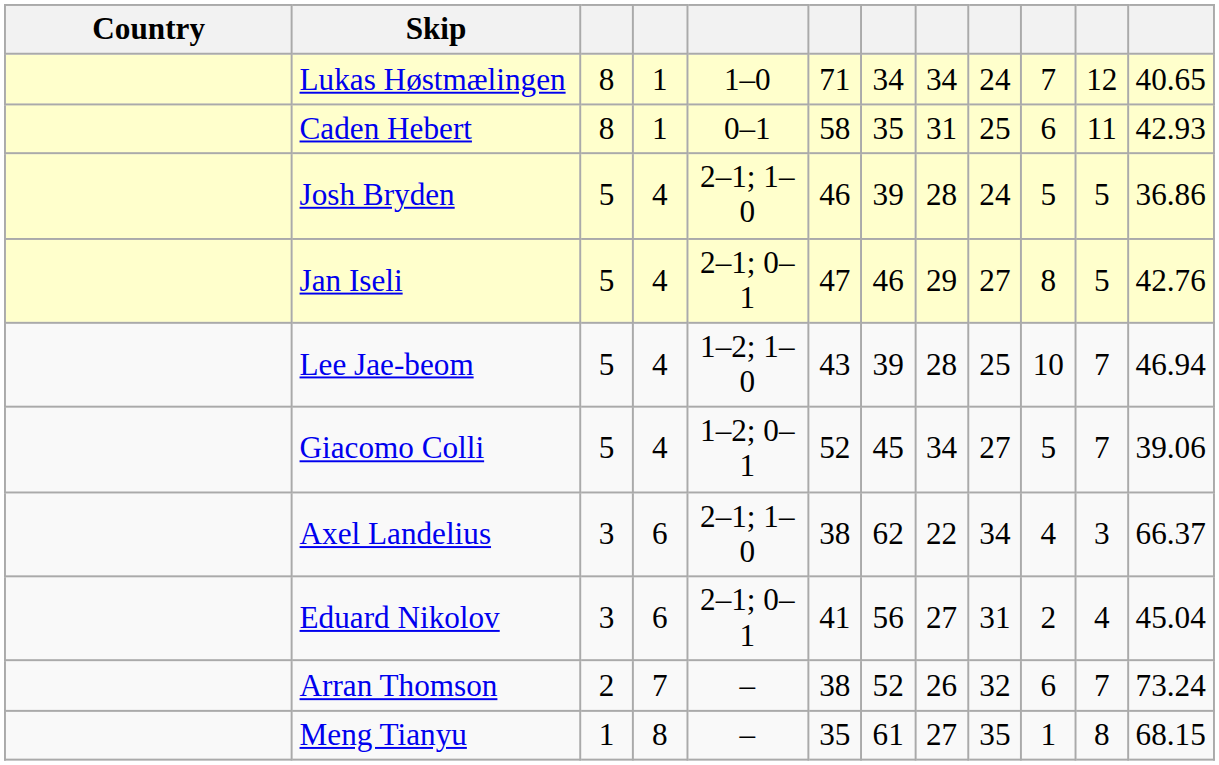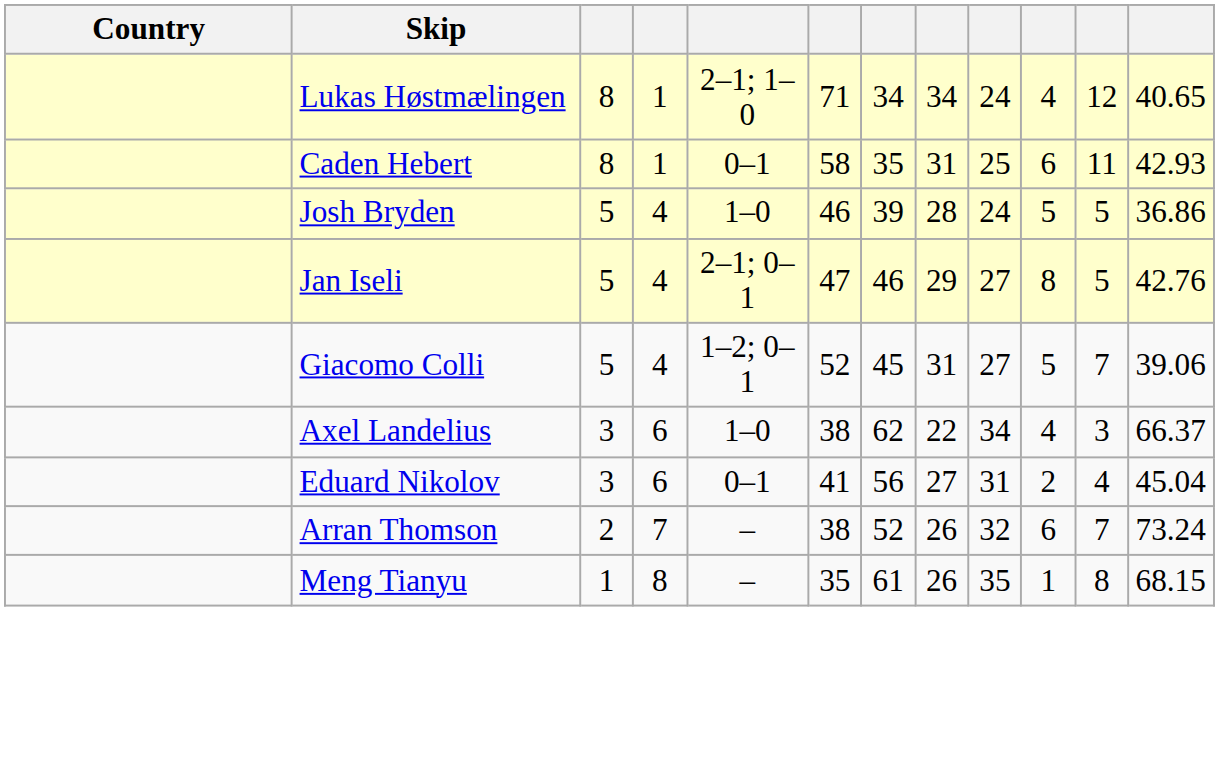(747, 78) 1–0 -> (747, 96) 2–1; 1–0
(1048, 78) 7 -> (1048, 96) 4
(747, 195) 2–1; 1–0 -> (747, 212) 1–0
- row: (387, 364)
(942, 448) 34 -> (942, 364) 31
(747, 533) 2–1; 1–0 -> (747, 431) 1–0
(747, 618) 2–1; 0–1 -> (747, 480) 0–1
(942, 734) 27 -> (942, 579) 26
